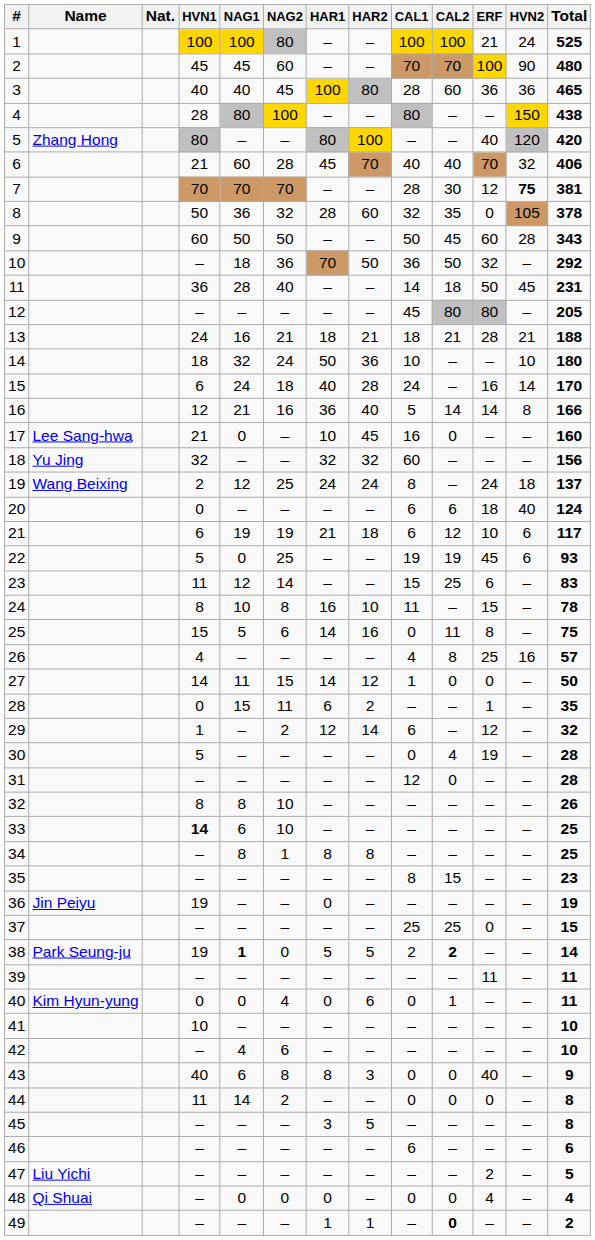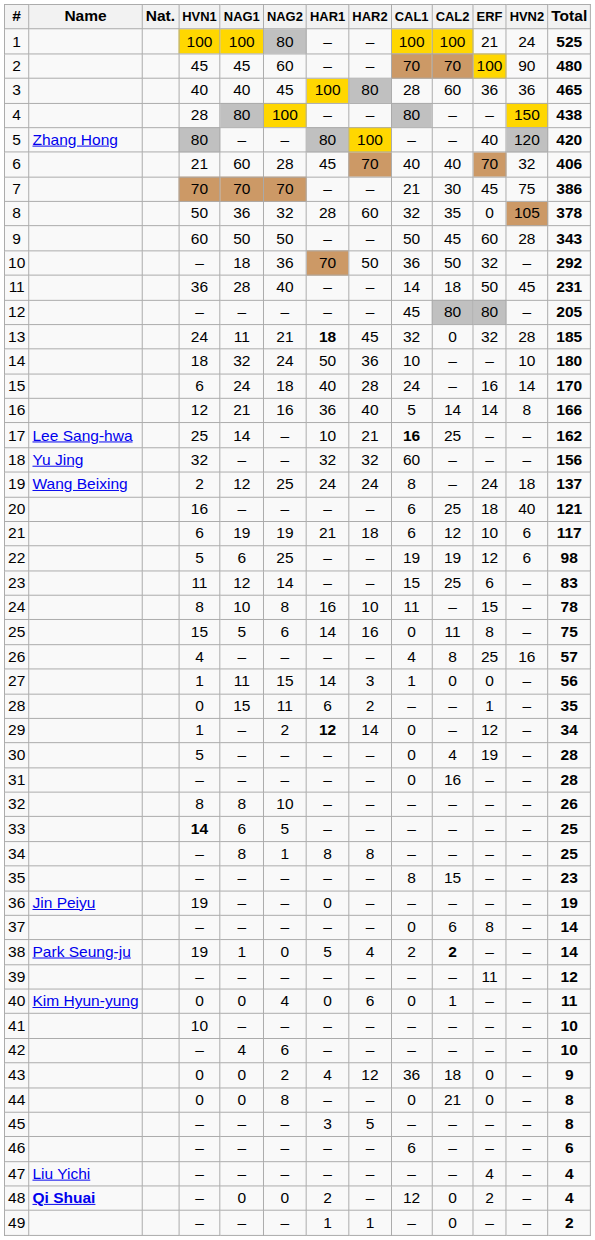(412, 189) 28 -> (412, 189) 21
(490, 189) 12 -> (490, 189) 45
(527, 189) bold -> (527, 189) normal
(569, 189) 381 -> (569, 189) 386
(242, 336) 16 -> (242, 336) 11
(328, 336) normal -> (328, 336) bold
(370, 336) 21 -> (370, 336) 45
(412, 336) 18 -> (412, 336) 32
(453, 336) 21 -> (453, 336) 0
(490, 336) 28 -> (490, 336) 32
(527, 336) 21 -> (527, 336) 28
(569, 336) 188 -> (569, 336) 185
(199, 435) 21 -> (199, 435) 25
(242, 435) 0 -> (242, 435) 14
(370, 435) 45 -> (370, 435) 21
(412, 435) normal -> (412, 435) bold
(453, 435) 0 -> (453, 435) 25
(569, 435) 160 -> (569, 435) 162
(199, 509) 0 -> (199, 509) 16
(453, 509) 6 -> (453, 509) 25
(569, 509) 124 -> (569, 509) 121
(242, 558) 0 -> (242, 558) 6
(490, 558) 45 -> (490, 558) 12
(569, 558) 93 -> (569, 558) 98
(199, 681) 14 -> (199, 681) 1
(370, 681) 12 -> (370, 681) 3
(569, 681) 50 -> (569, 681) 56
(328, 730) normal -> (328, 730) bold
(412, 730) 6 -> (412, 730) 0
(569, 730) 32 -> (569, 730) 34
(412, 779) 12 -> (412, 779) 0
(453, 779) 0 -> (453, 779) 16
(285, 829) 10 -> (285, 829) 5
(412, 927) 25 -> (412, 927) 0
(453, 927) 25 -> (453, 927) 6
(490, 927) 0 -> (490, 927) 8
(569, 927) 15 -> (569, 927) 14
(242, 952) bold -> (242, 952) normal
(370, 952) 5 -> (370, 952) 4
(569, 976) 11 -> (569, 976) 12
(199, 1075) 40 -> (199, 1075) 0
(242, 1075) 6 -> (242, 1075) 0
(285, 1075) 8 -> (285, 1075) 2
(328, 1075) 8 -> (328, 1075) 4
(370, 1075) 3 -> (370, 1075) 12
(412, 1075) 0 -> (412, 1075) 36
(453, 1075) 0 -> (453, 1075) 18
(490, 1075) 40 -> (490, 1075) 0
(199, 1099) 11 -> (199, 1099) 0
(242, 1099) 14 -> (242, 1099) 0
(285, 1099) 2 -> (285, 1099) 8
(453, 1099) 0 -> (453, 1099) 21
(490, 1173) 2 -> (490, 1173) 4
(569, 1173) 5 -> (569, 1173) 4
(62, 1198) normal -> (64, 1198) bold
(328, 1198) 0 -> (328, 1198) 2
(412, 1198) 0 -> (412, 1198) 12
(490, 1198) 4 -> (490, 1198) 2
(453, 1222) bold -> (453, 1222) normal
